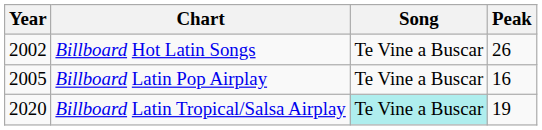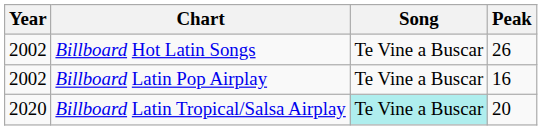(28, 79) 2005 -> (28, 79) 2002
(504, 109) 19 -> (504, 109) 20
